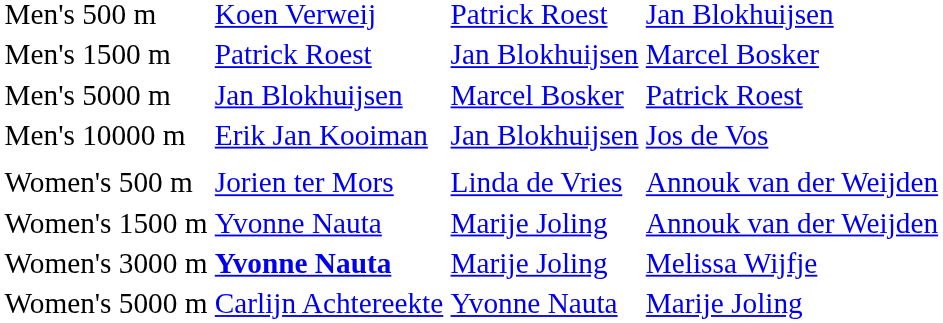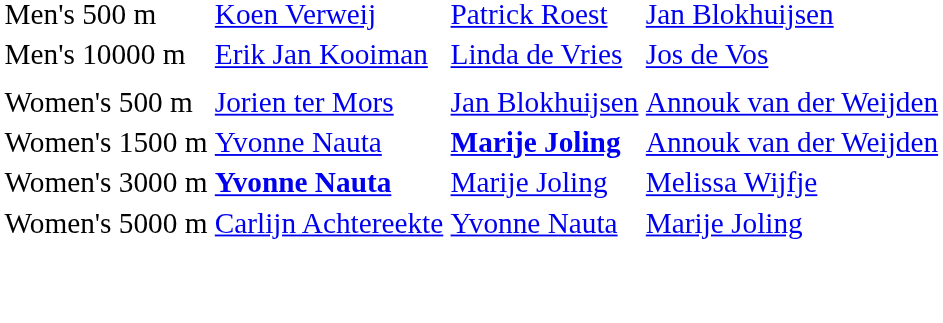- row: (88, 54)
- row: (88, 95)
(545, 135) Jan Blokhuijsen -> (536, 54) Linda de Vries
(536, 182) Linda de Vries -> (545, 102) Jan Blokhuijsen
(529, 223) normal -> (536, 142) bold
